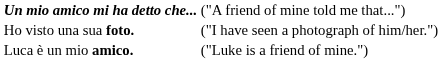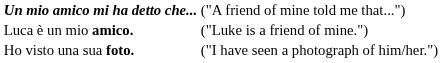rows swapped: (69, 30) <-> (69, 50)
